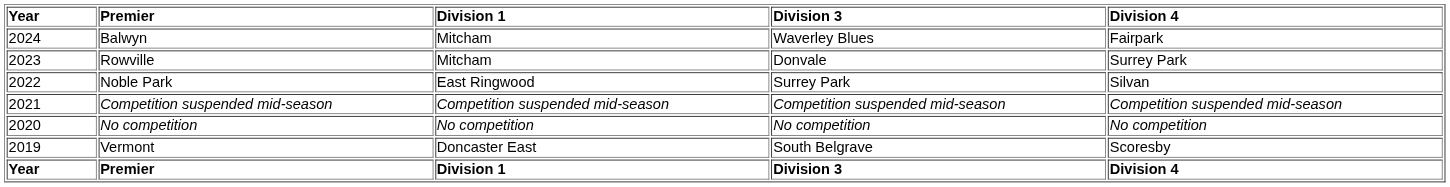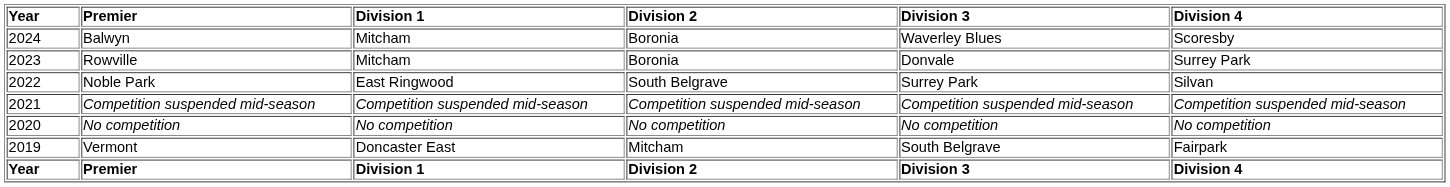+ column: (663, 16)
(1136, 38) Fairpark -> (1204, 38) Scoresby
(1140, 147) Scoresby -> (1200, 147) Fairpark
